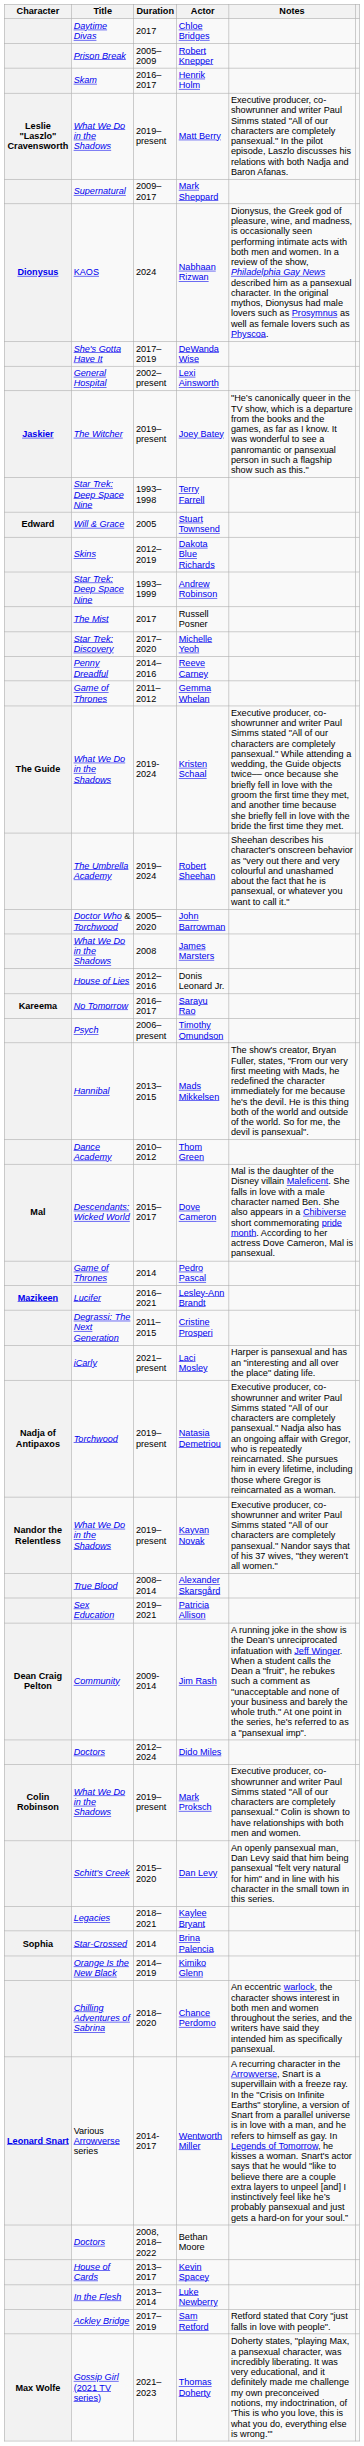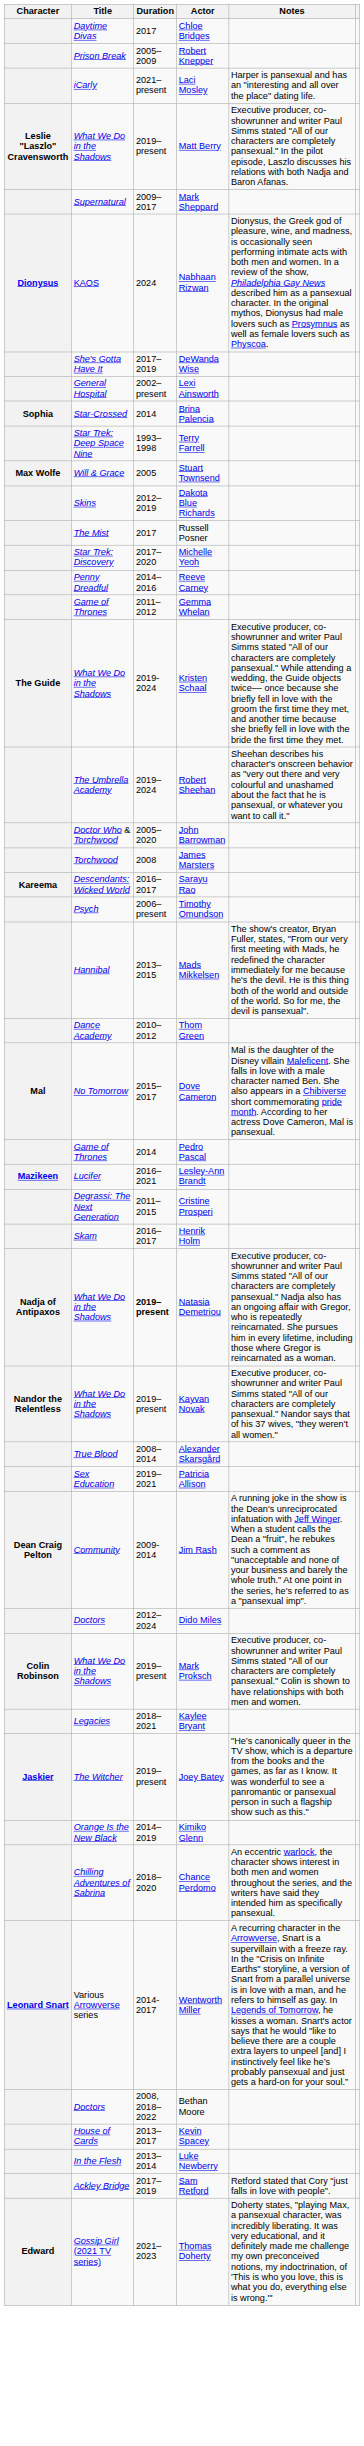rows swapped: (193, 1362) <-> (192, 80)
rows swapped: (201, 434) <-> (196, 1943)
(38, 524) Edward -> (38, 473) Max Wolfe
- row: (198, 589)
(99, 951) What We Do in the Shadows -> (96, 860) Torchwood
- row: (202, 981)
(101, 1006) No Tomorrow -> (102, 884) Descendants: Wicked World
(102, 1212) Descendants: Wicked World -> (101, 1091) No Tomorrow
(96, 1439) Torchwood -> (99, 1307) What We Do in the Shadows
(151, 1439) normal -> (152, 1307) bold
- row: (198, 1873)
(38, 2387) Max Wolfe -> (38, 2251) Edward
